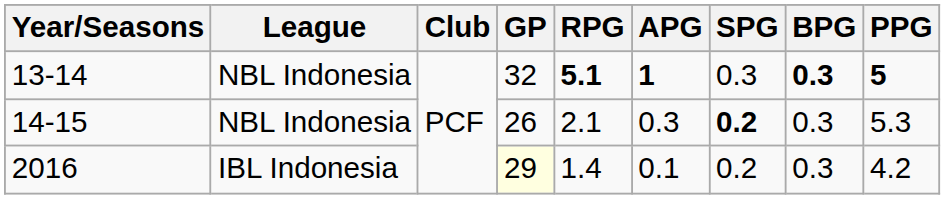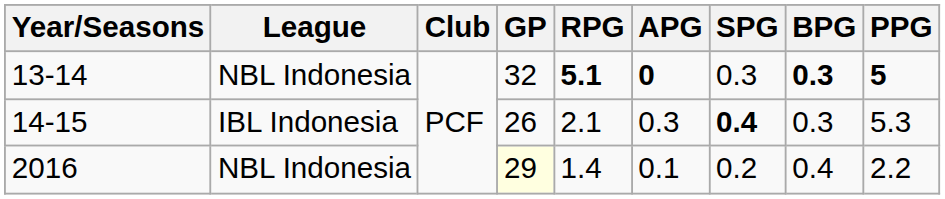(647, 74) 1 -> (647, 74) 0
(314, 121) NBL Indonesia -> (308, 121) IBL Indonesia
(737, 121) 0.2 -> (737, 121) 0.4
(308, 168) IBL Indonesia -> (314, 168) NBL Indonesia
(813, 168) 0.3 -> (813, 168) 0.4
(891, 168) 4.2 -> (891, 168) 2.2
